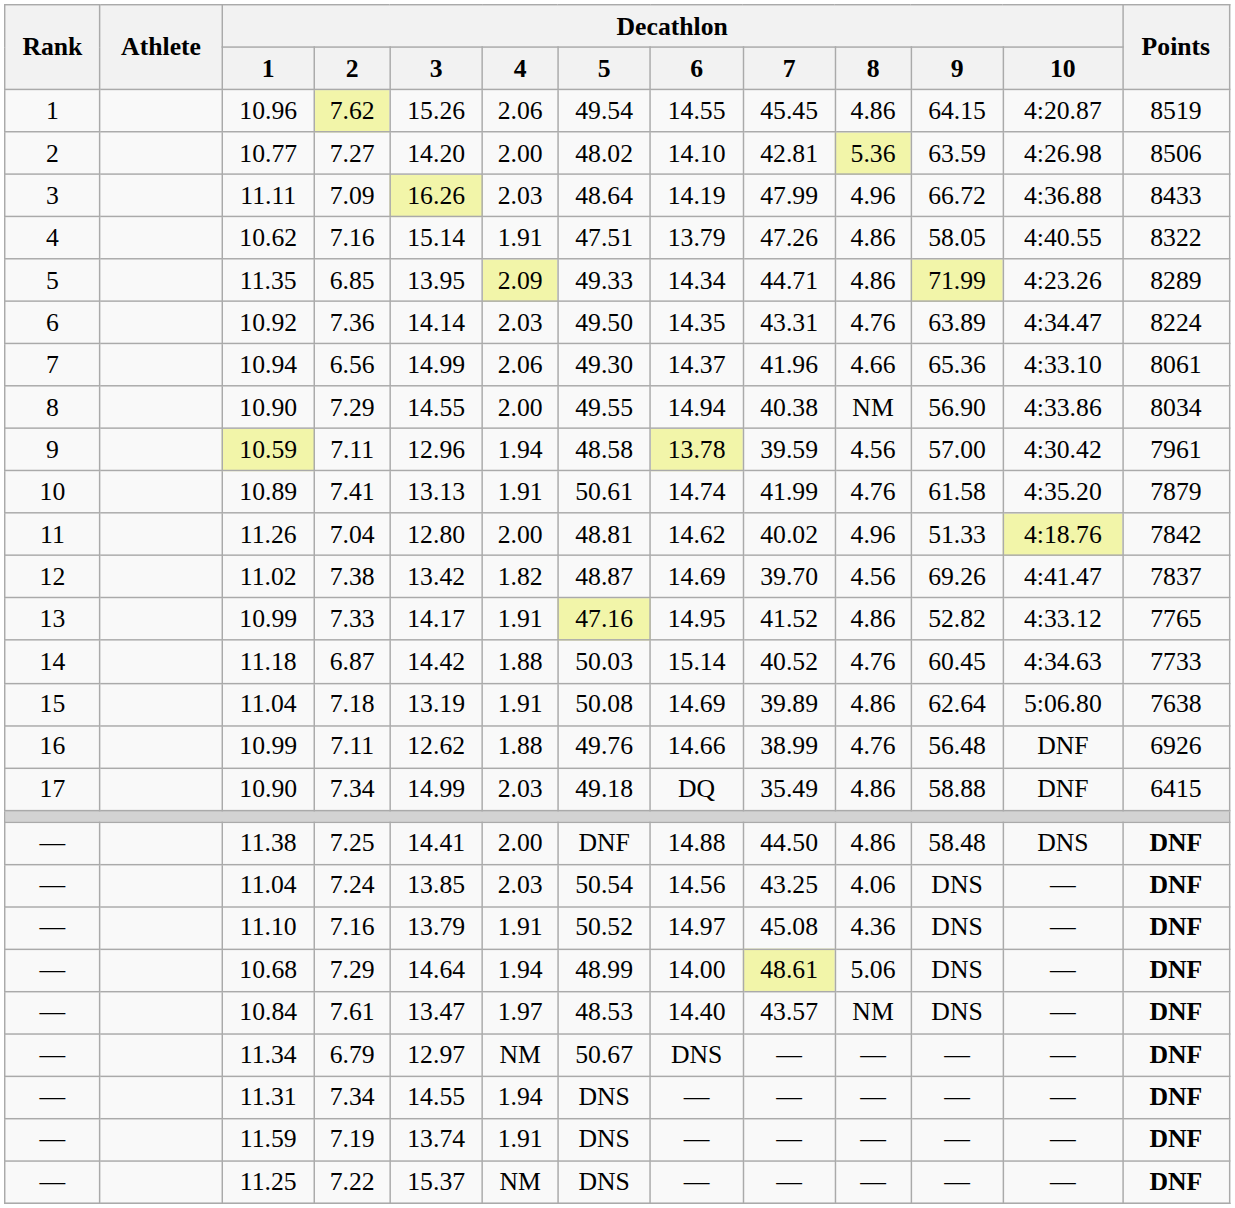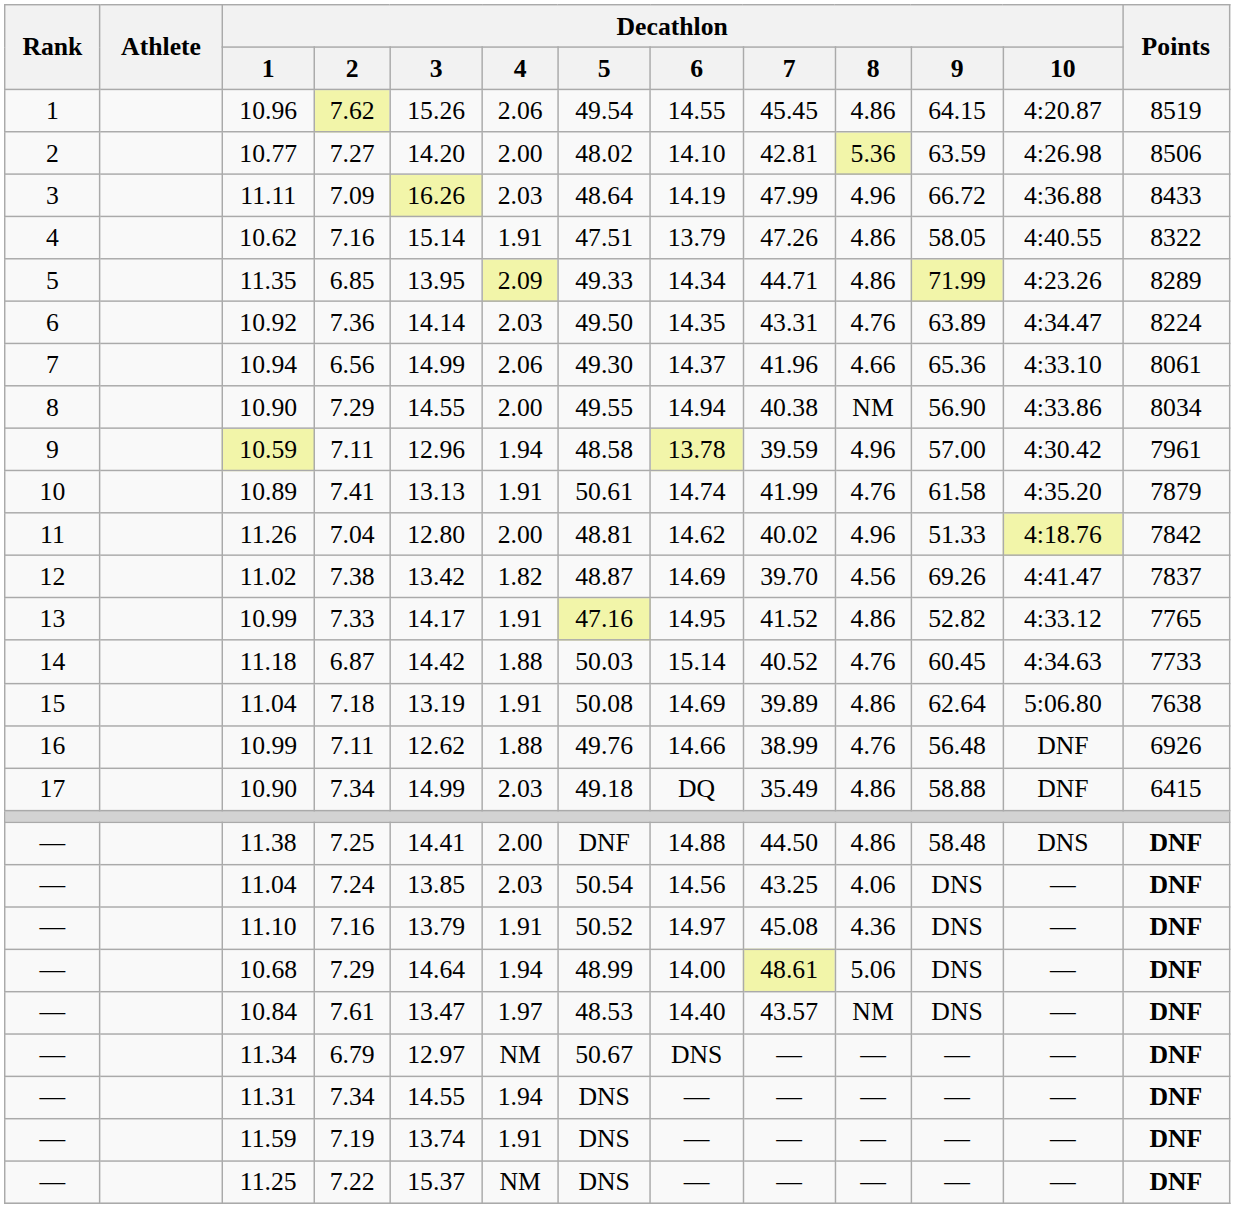(873, 449) 4.56 -> (873, 449) 4.96
